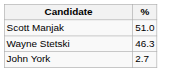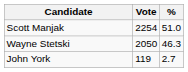+ column: (146, 12)
